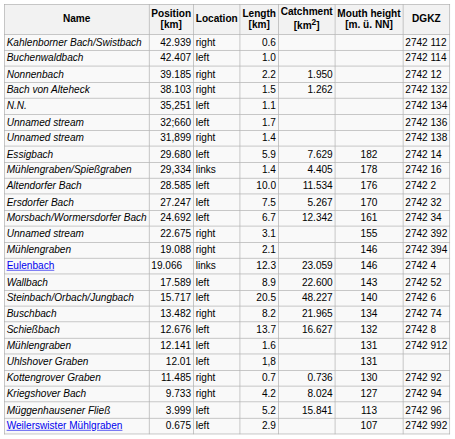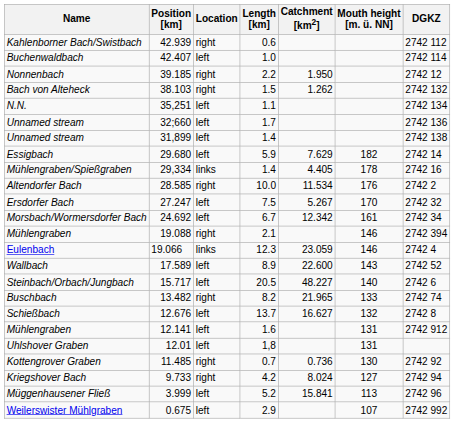(206, 138) right -> (202, 138) left
(202, 186) left -> (206, 186) right
- row: (176, 234)
(369, 314) 134 -> (369, 298) 133
